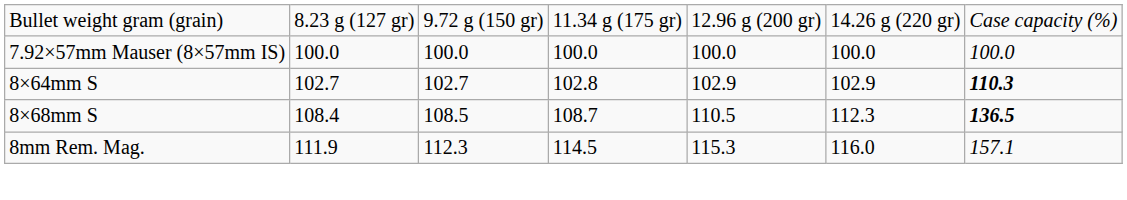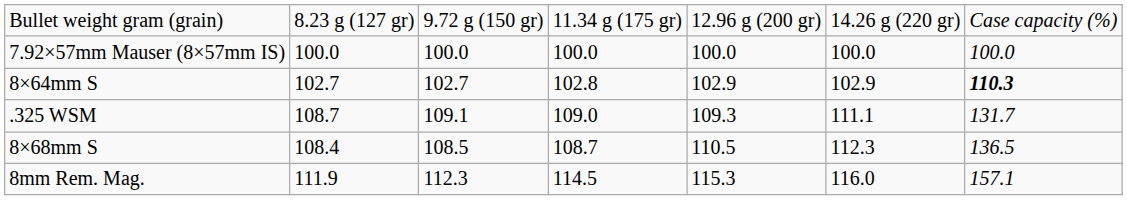+ row: (53, 115)
(992, 115) bold -> (992, 147) normal
